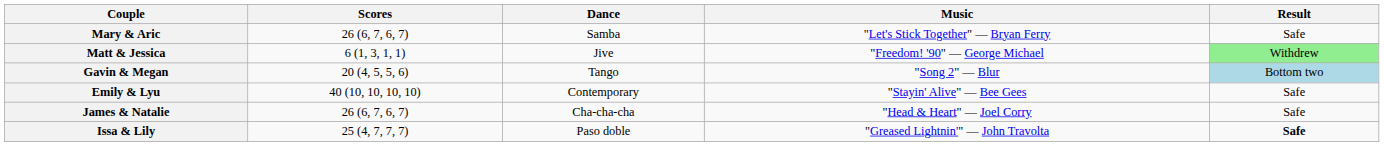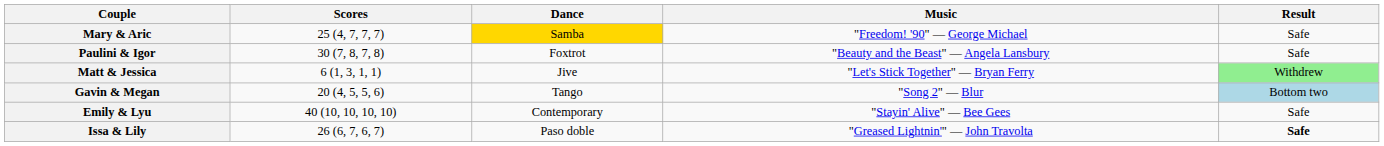(375, 33) 26 (6, 7, 6, 7) -> (351, 33) 25 (4, 7, 7, 7)
(603, 33) no background -> (567, 33) gold background
(957, 33) "Let's Stick Together" — Bryan Ferry -> (941, 33) "Freedom! '90" — George Michael
+ row: (117, 53)
(957, 53) "Freedom! '90" — George Michael -> (941, 72) "Let's Stick Together" — Bryan Ferry
- row: (126, 111)
(375, 131) 25 (4, 7, 7, 7) -> (351, 131) 26 (6, 7, 6, 7)
